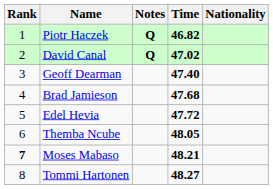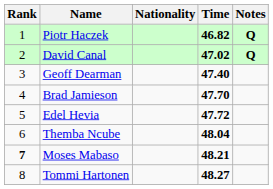columns swapped: (235, 14) <-> (150, 14)
(185, 94) 47.68 -> (215, 94) 47.70
(185, 134) 48.05 -> (215, 134) 48.04
